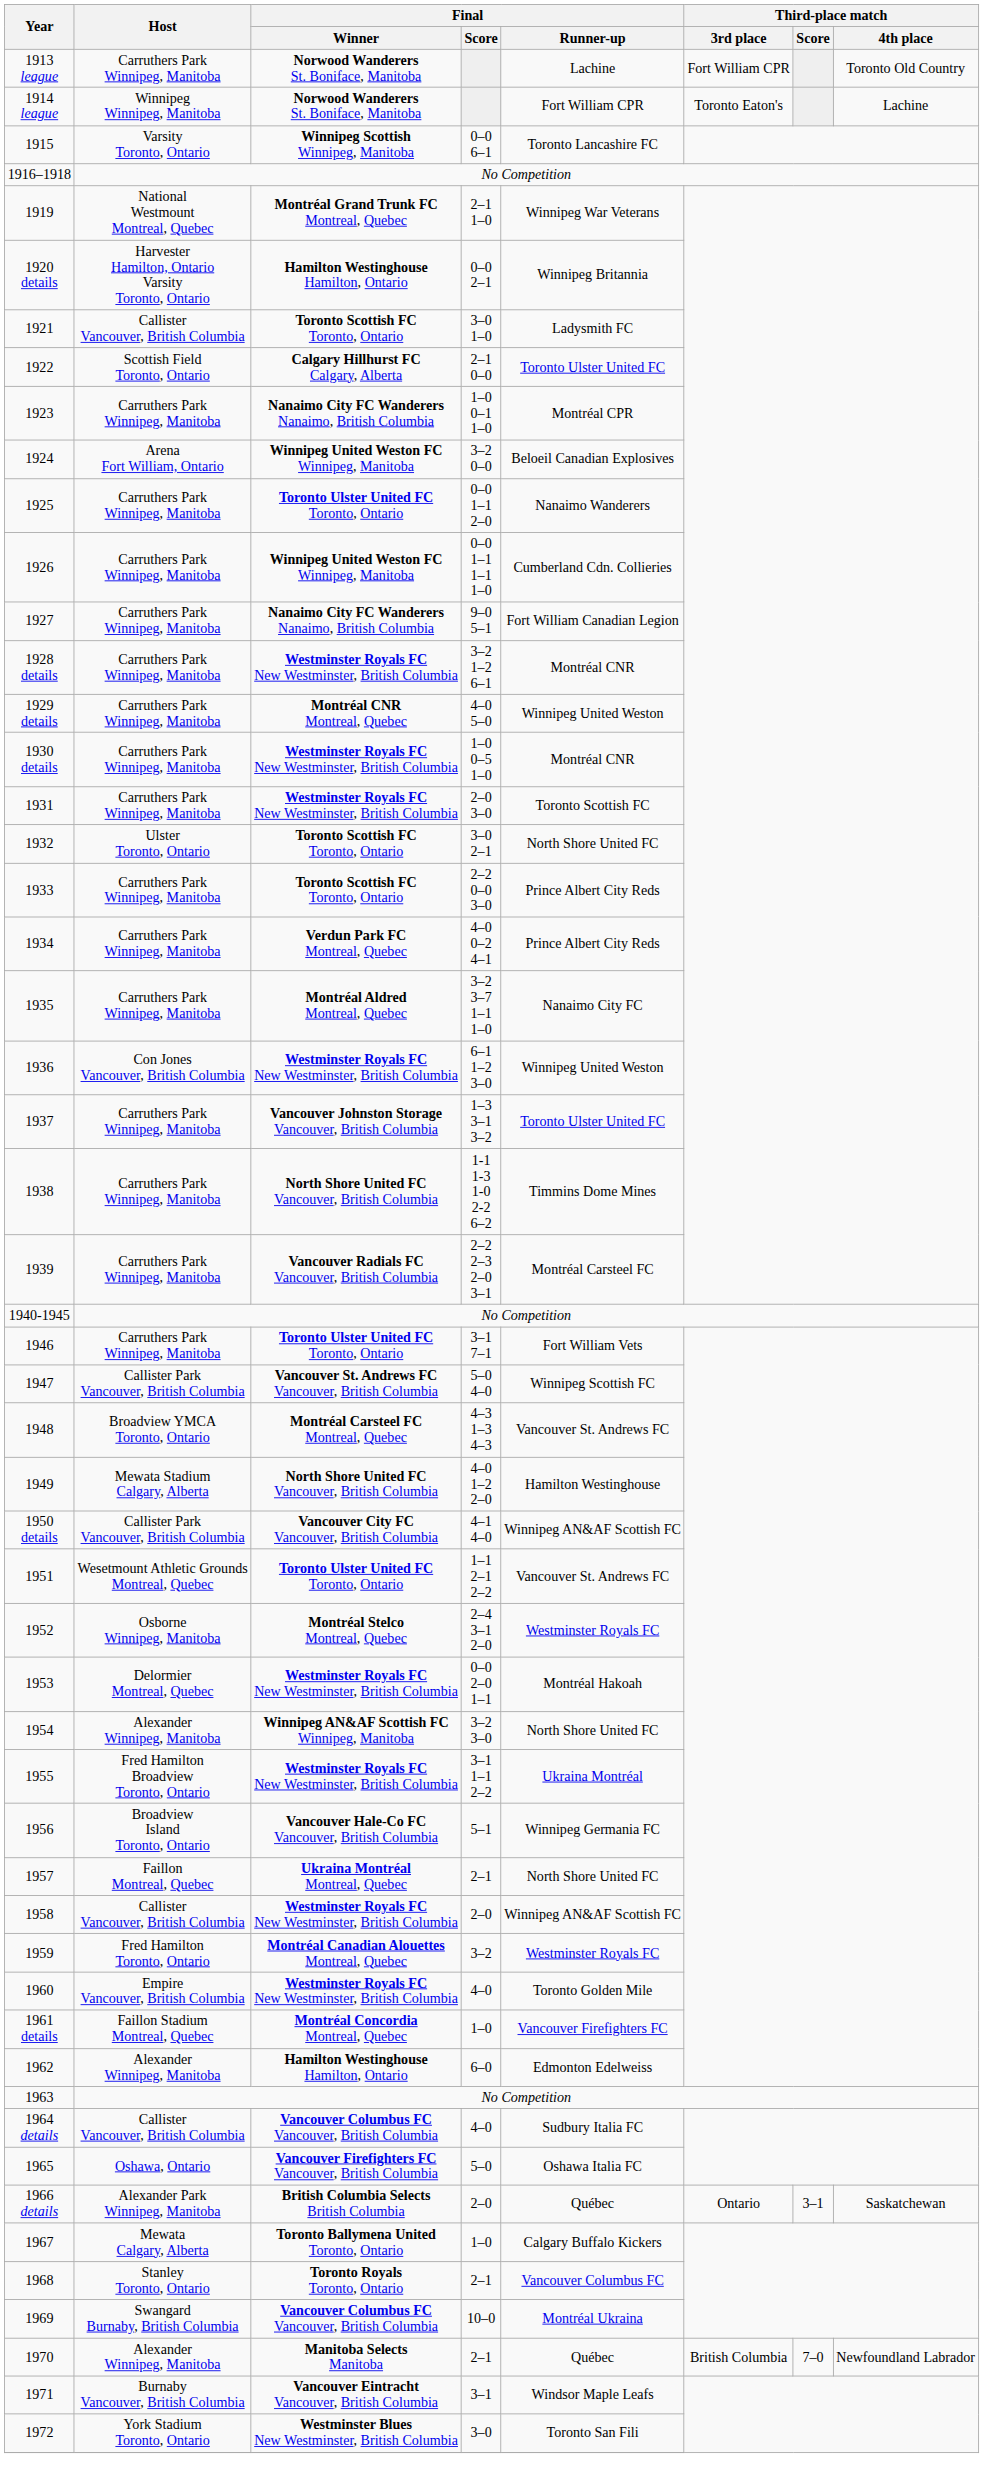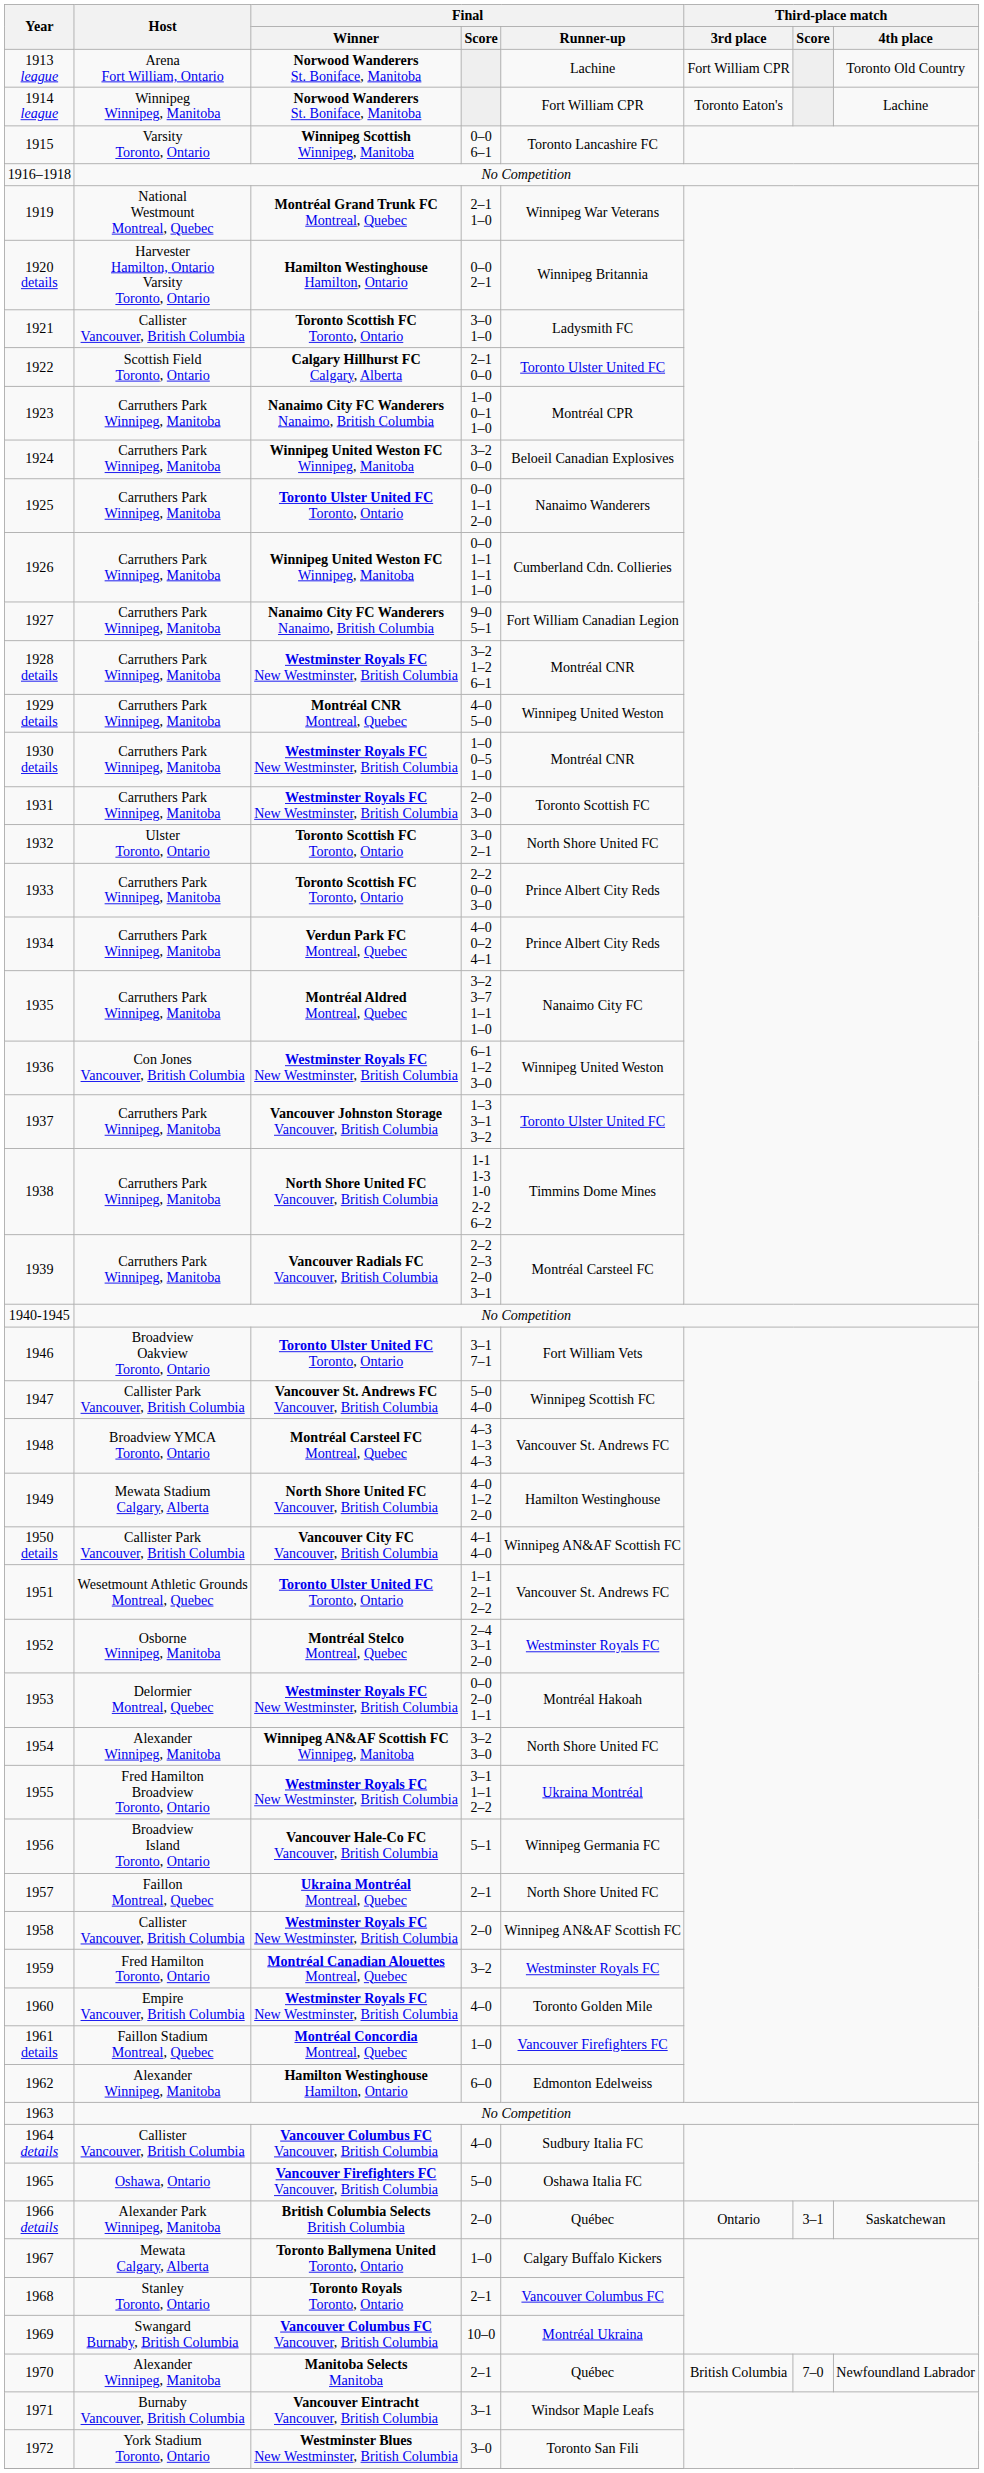(163, 68) Carruthers Park Winnipeg, Manitoba -> (163, 68) Arena Fort William, Ontario
(163, 459) Arena Fort William, Ontario -> (163, 459) Carruthers Park Winnipeg, Manitoba
(163, 1345) Carruthers Park Winnipeg, Manitoba -> (163, 1353) Broadview Oakview Toronto, Ontario
